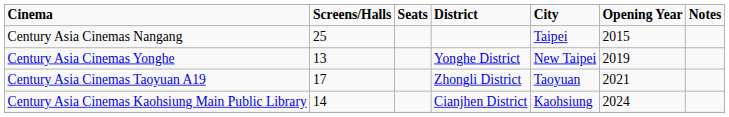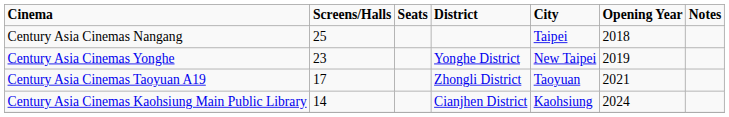(616, 36) 2015 -> (616, 36) 2018
(320, 58) 13 -> (320, 58) 23
